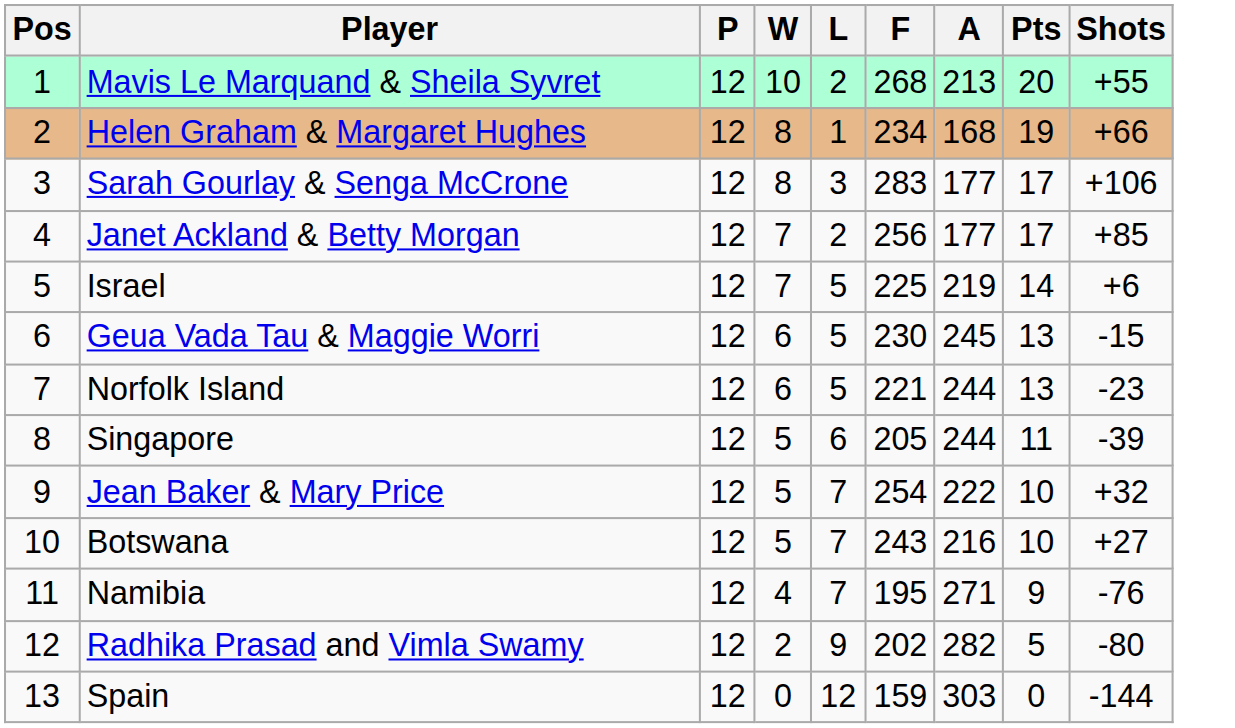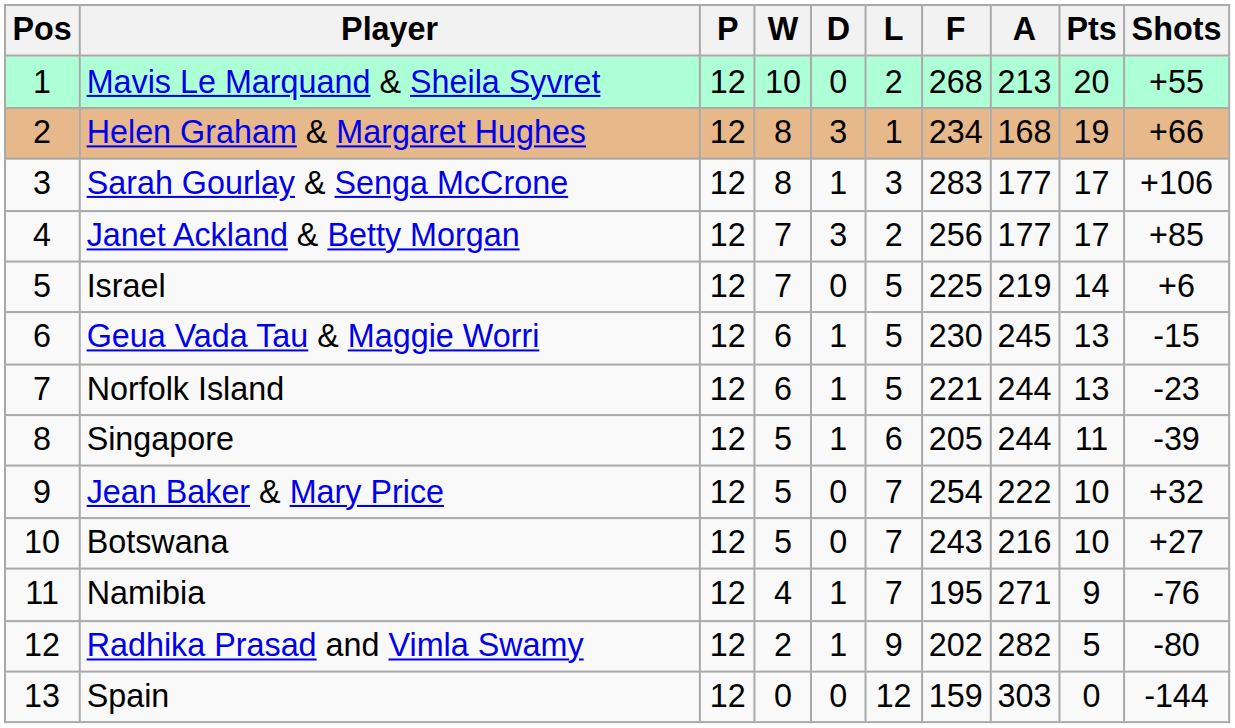+ column: (838, 30)
